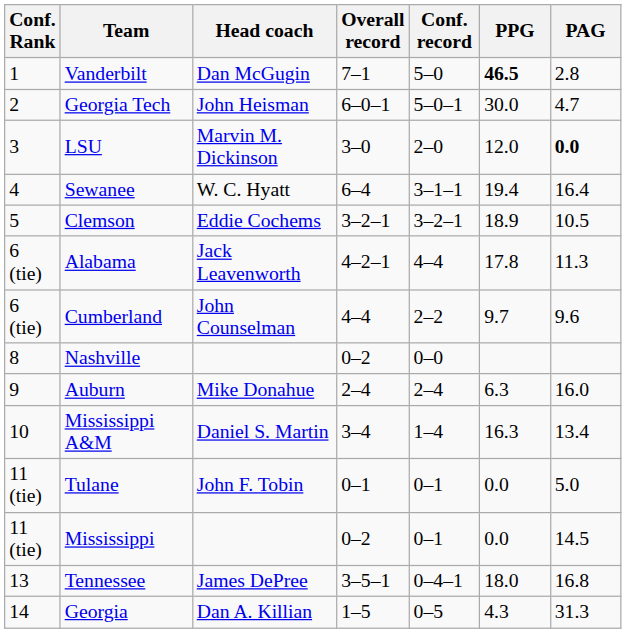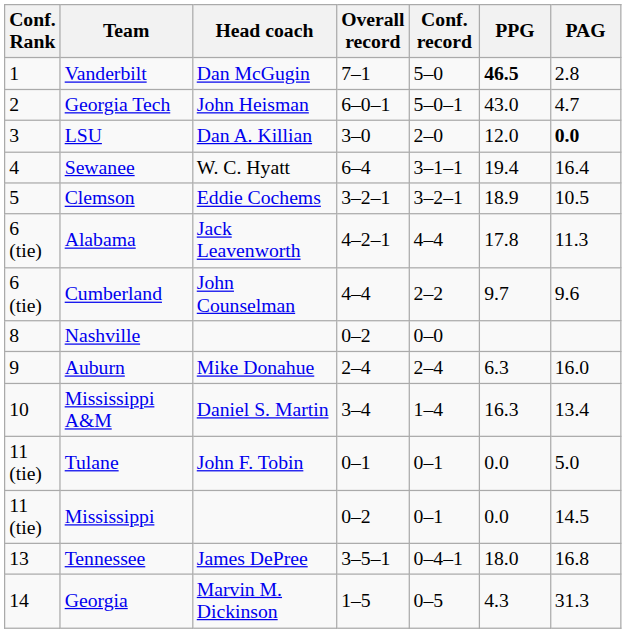(501, 104) 30.0 -> (501, 104) 43.0
(239, 146) Marvin M. Dickinson -> (254, 135) Dan A. Killian
(254, 612) Dan A. Killian -> (239, 600) Marvin M. Dickinson
